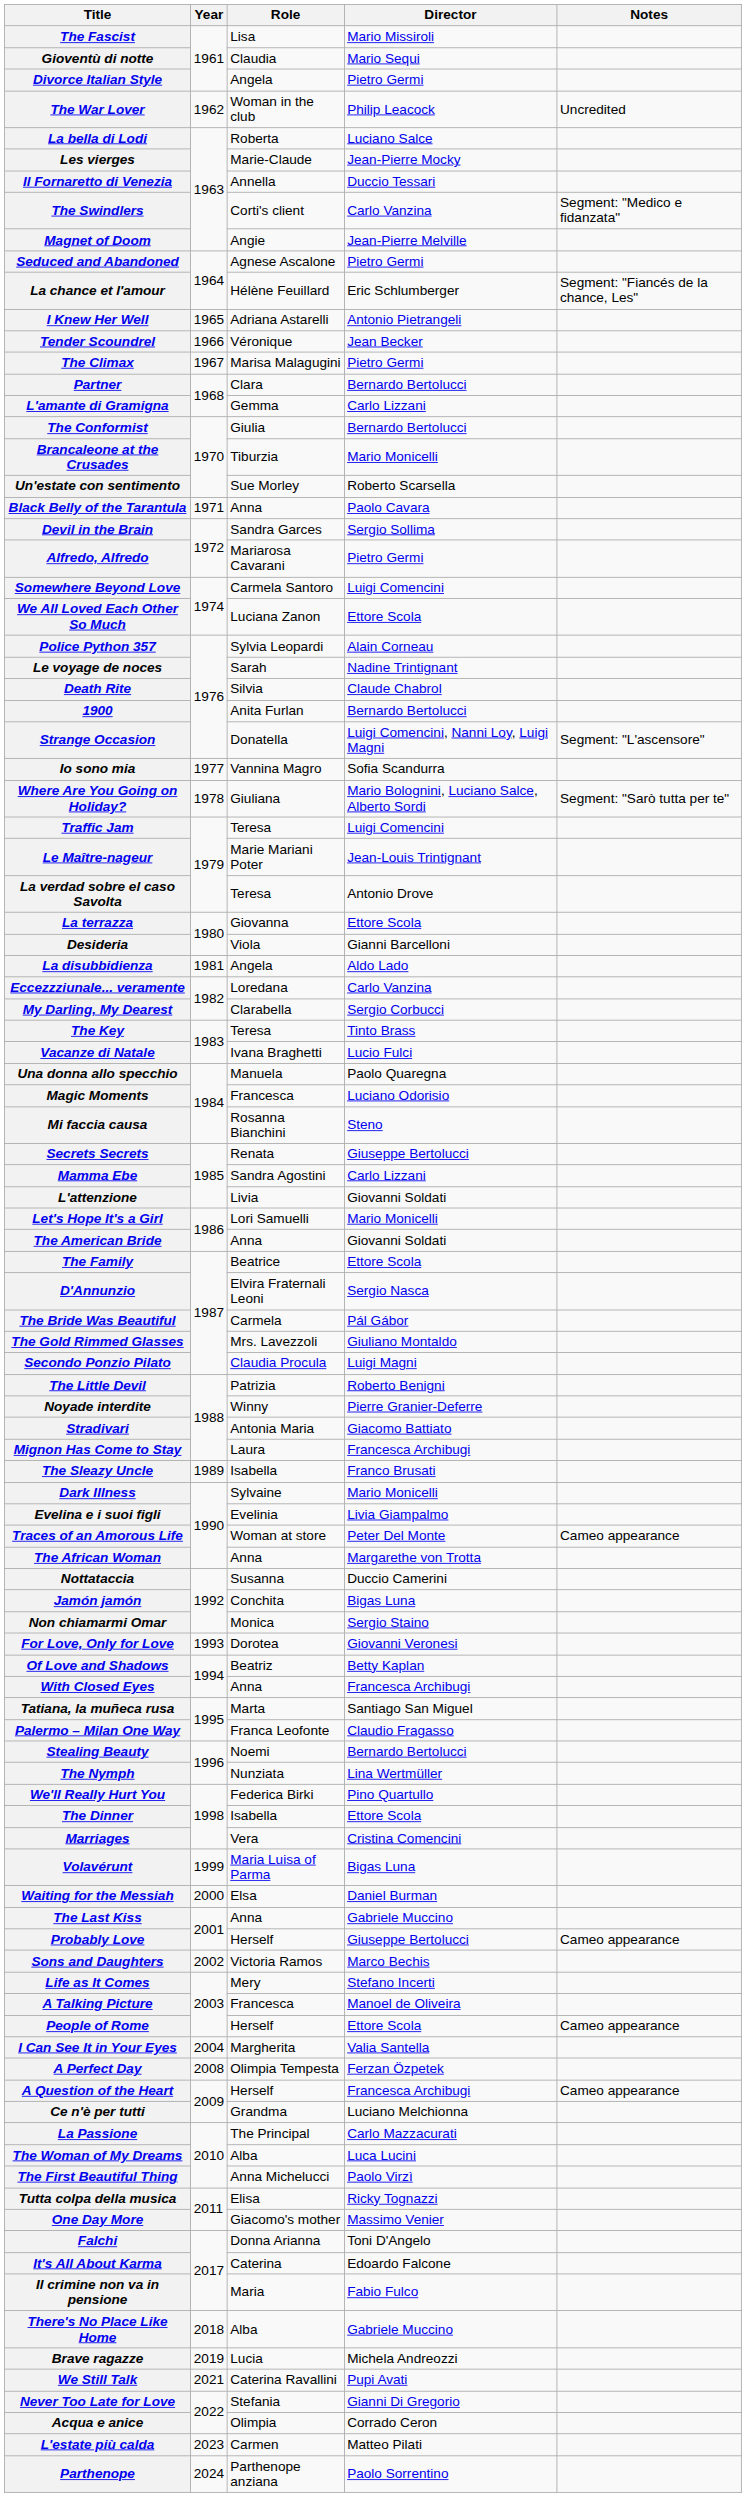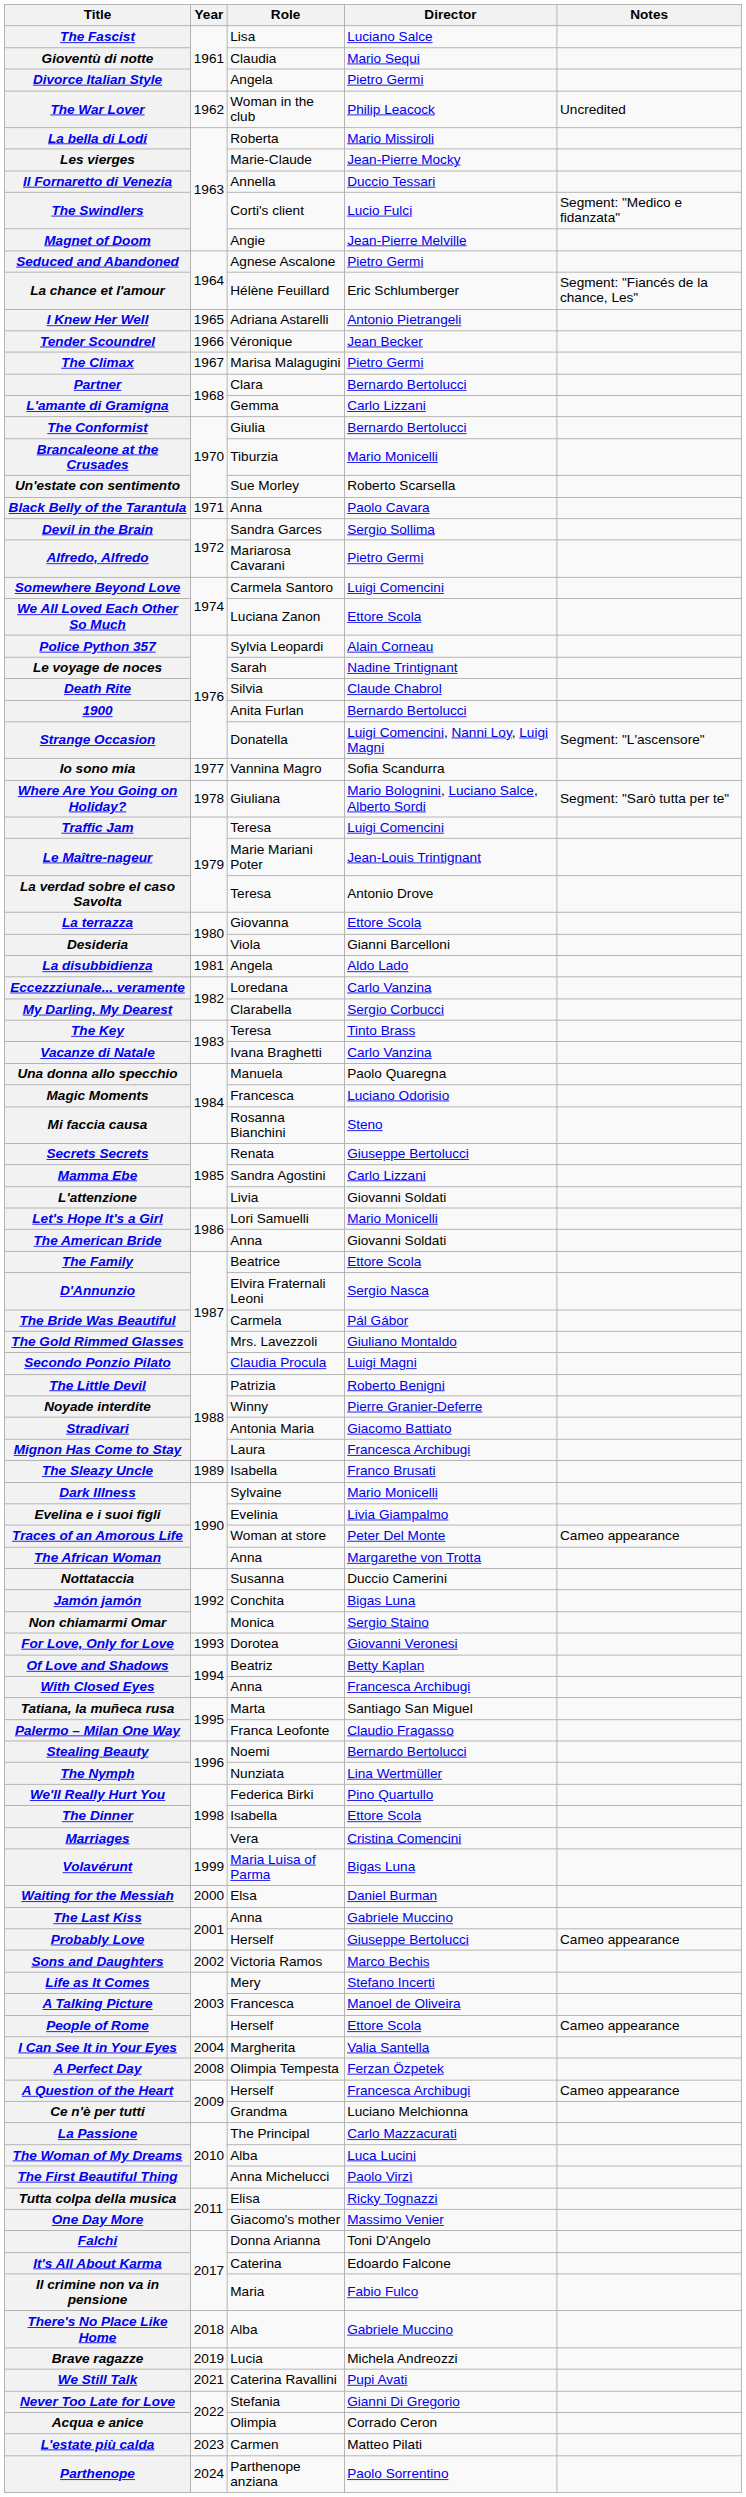(391, 36) Mario Missiroli -> (390, 36) Luciano Salce
(390, 138) Luciano Salce -> (391, 138) Mario Missiroli
(389, 210) Carlo Vanzina -> (380, 210) Lucio Fulci
(380, 1052) Lucio Fulci -> (389, 1052) Carlo Vanzina
